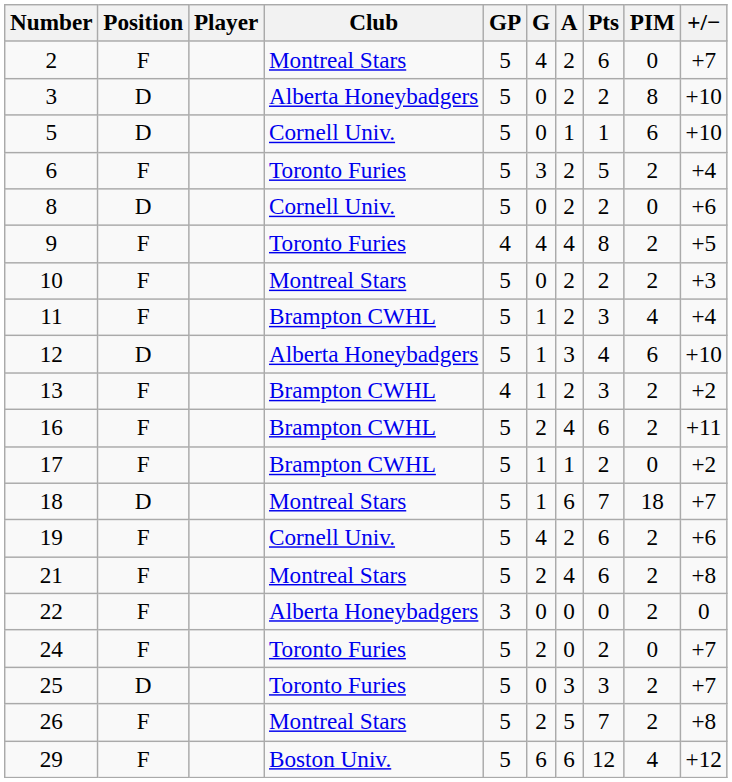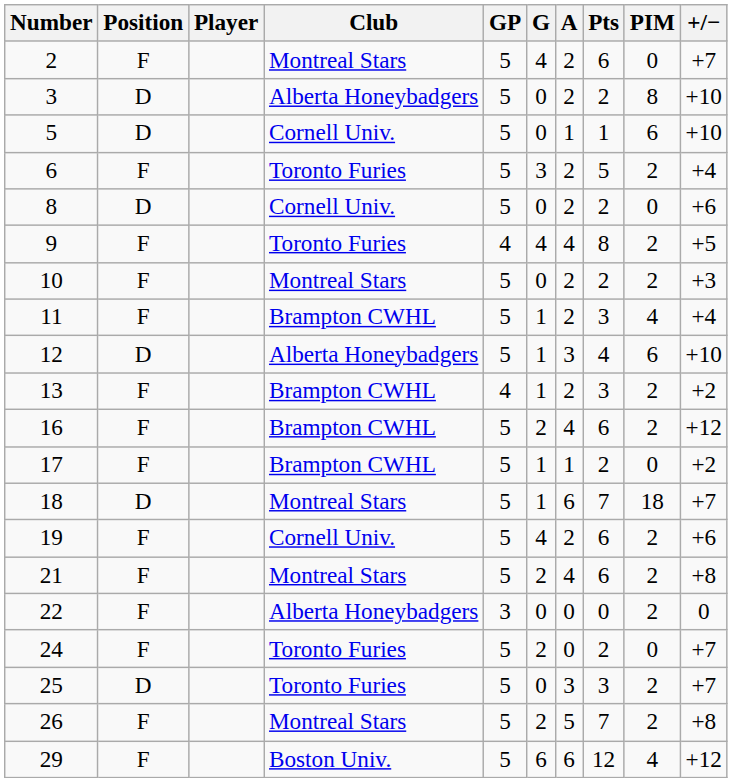(704, 427) +11 -> (704, 427) +12
